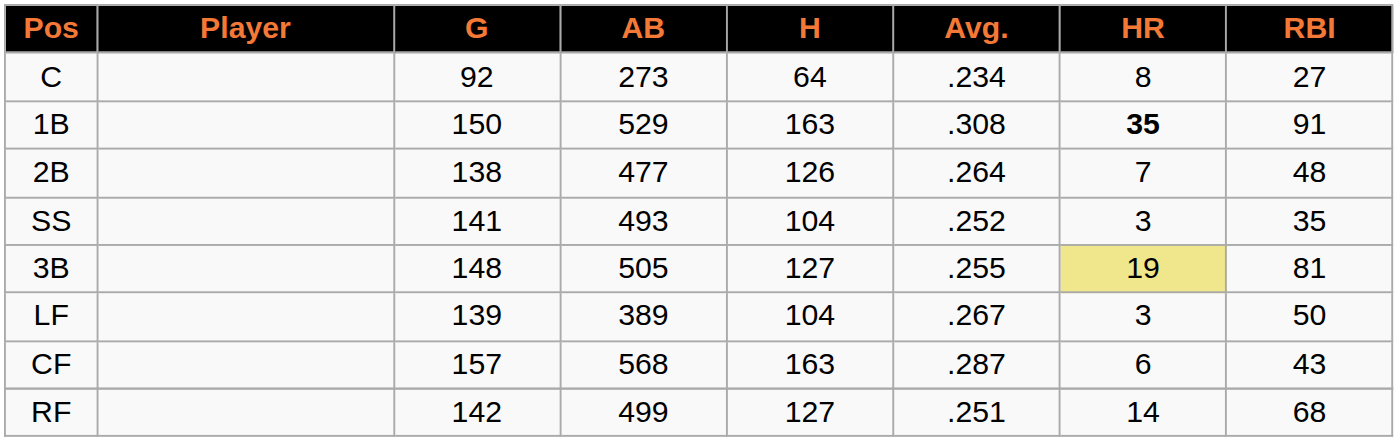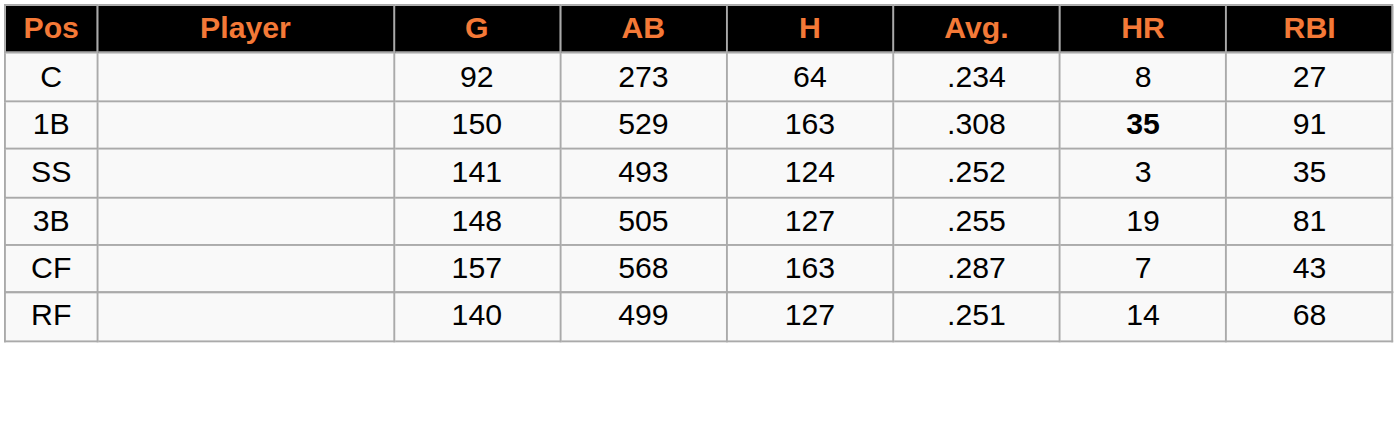- row: (51, 172)
(810, 220) 104 -> (810, 172) 124
(1143, 268) khaki background -> (1143, 220) no background
- row: (51, 316)
(1143, 364) 6 -> (1143, 268) 7
(477, 412) 142 -> (477, 316) 140
